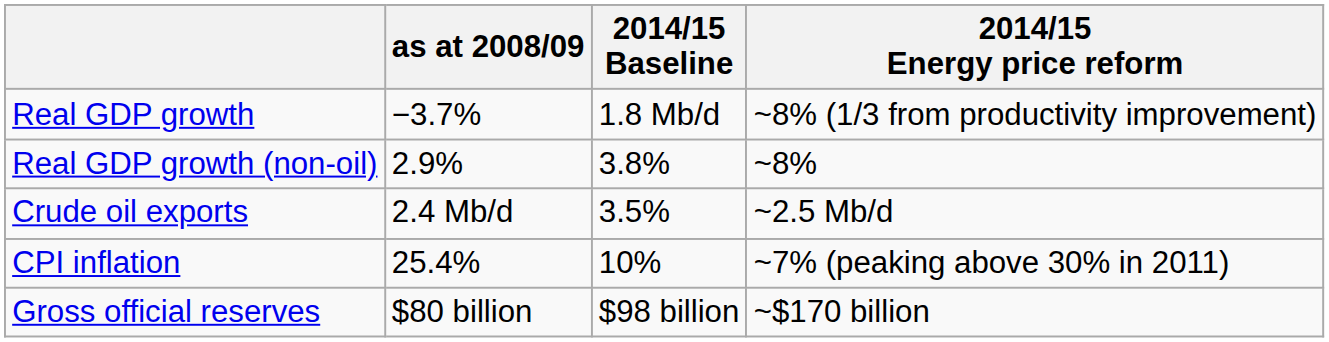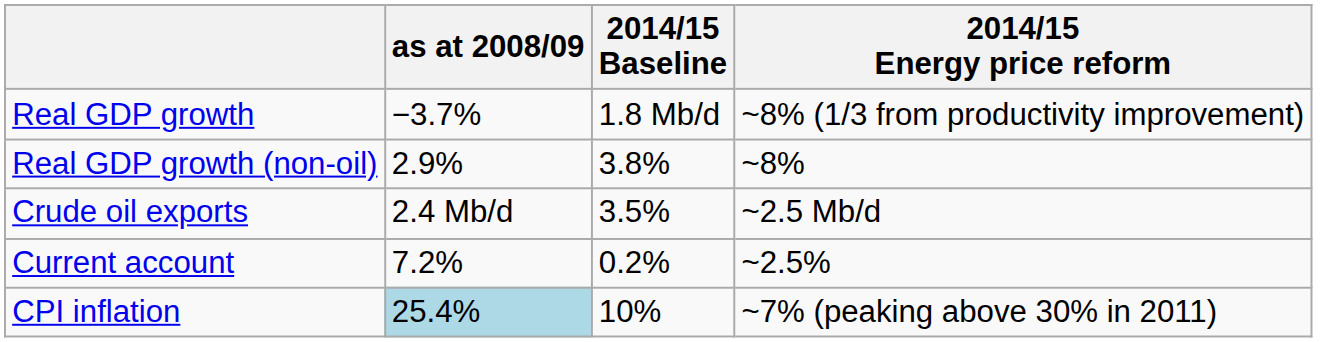+ row: (123, 262)
(436, 262) no background -> (436, 311) lightblue background
- row: (166, 311)
